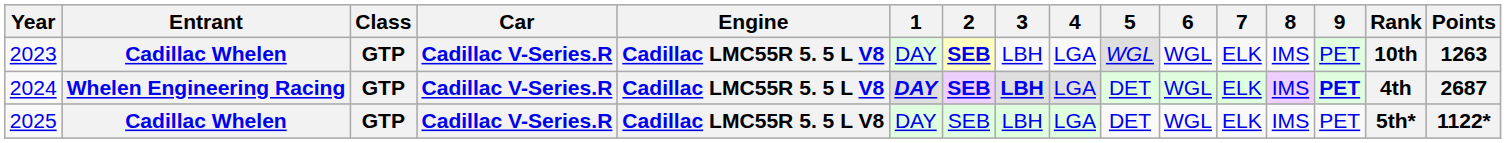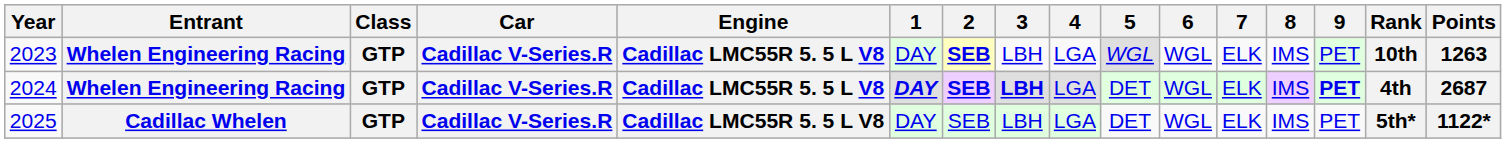(206, 54) Cadillac Whelen -> (206, 54) Whelen Engineering Racing
